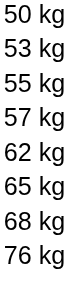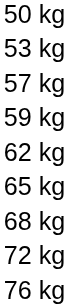- row: (34, 83)
+ row: (34, 118)
+ row: (34, 256)
